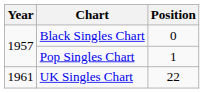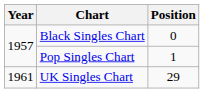(173, 77) 22 -> (173, 77) 29
